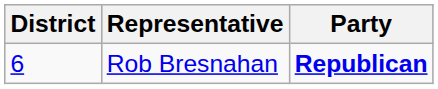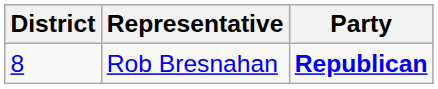(17, 63) 6 -> (17, 63) 8
